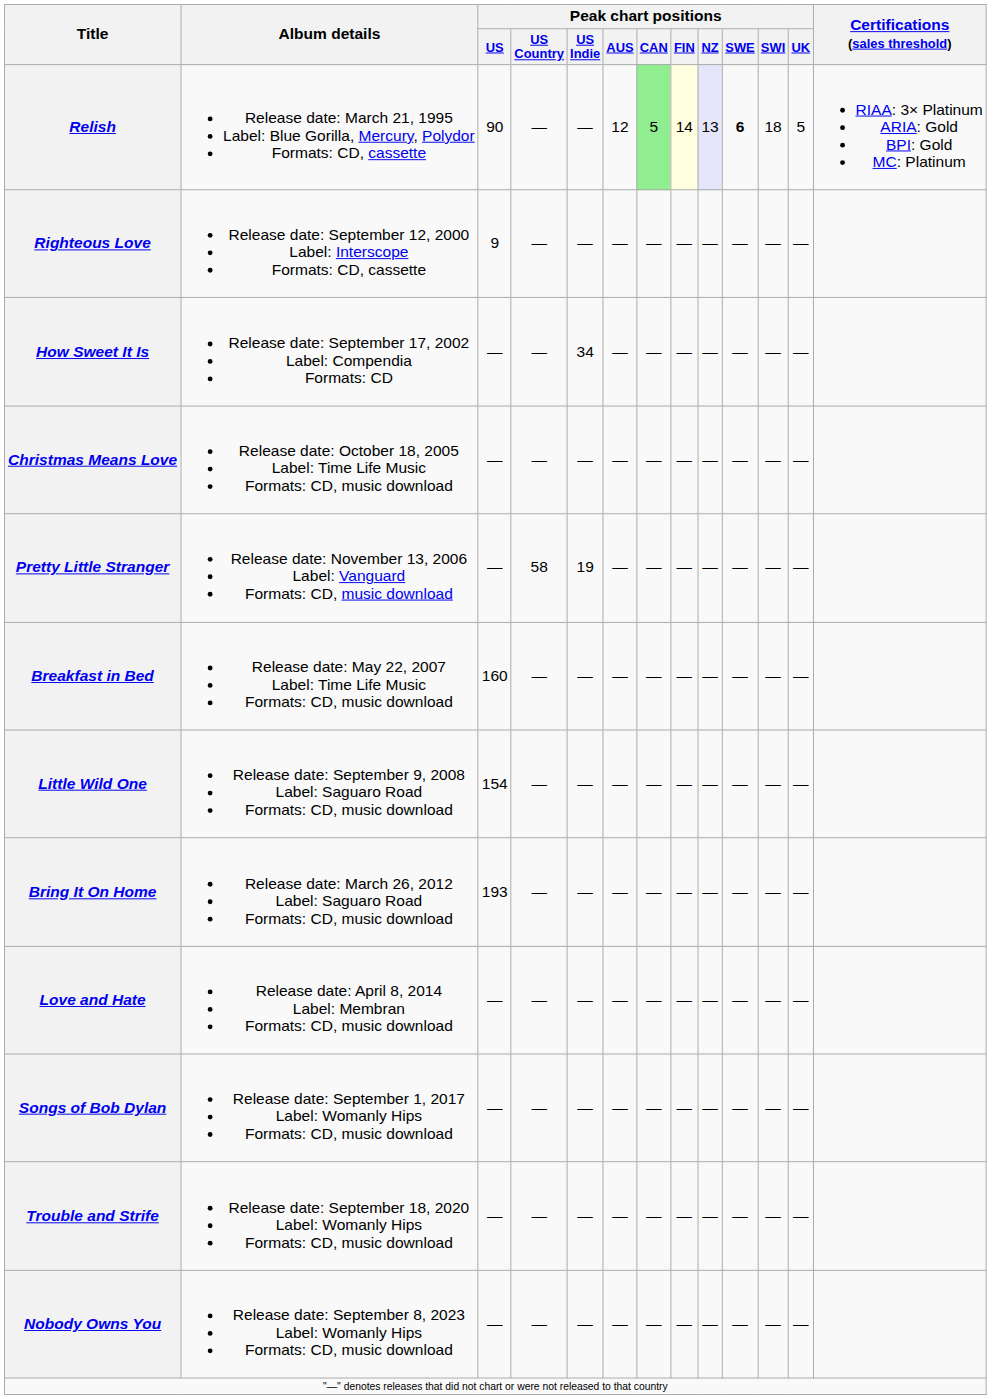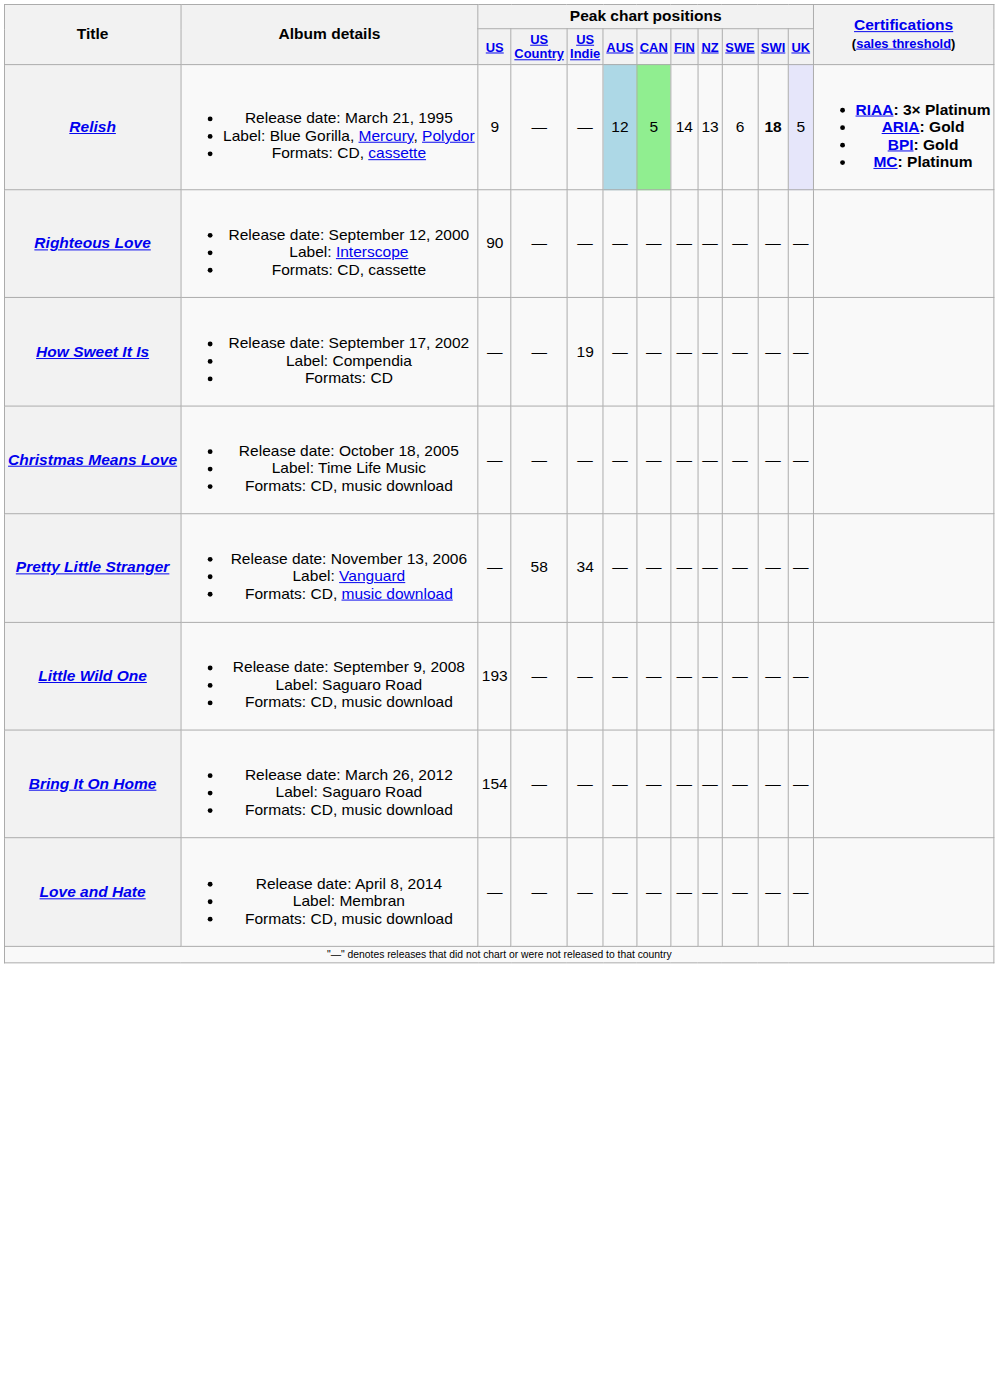(495, 127) 90 -> (495, 127) 9
(620, 127) no background -> (620, 127) lightblue background
(684, 127) lightyellow background -> (684, 127) no background
(710, 127) lavender background -> (710, 127) no background
(740, 127) bold -> (740, 127) normal
(773, 127) normal -> (773, 127) bold
(801, 127) no background -> (801, 127) lavender background
(900, 136) normal -> (904, 136) bold
(495, 243) 9 -> (495, 243) 90
(585, 351) 34 -> (585, 351) 19
(585, 567) 19 -> (585, 567) 34
- row: (93, 675)
(495, 784) 154 -> (495, 675) 193
(495, 892) 193 -> (495, 784) 154
- row: (93, 1108)
- row: (93, 1216)
- row: (93, 1324)
